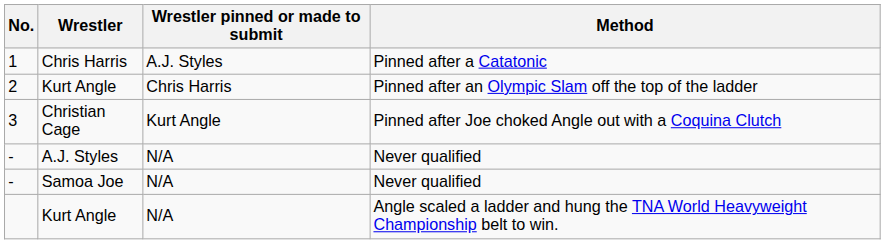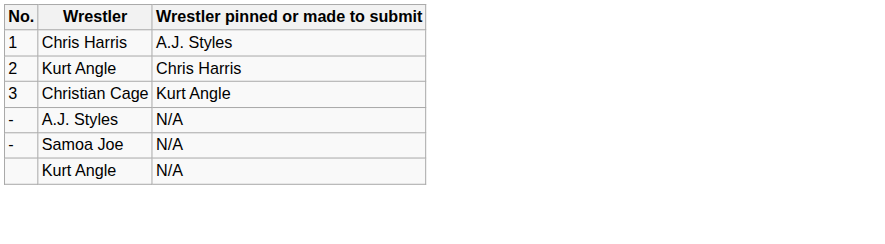- column: (625, 26)
